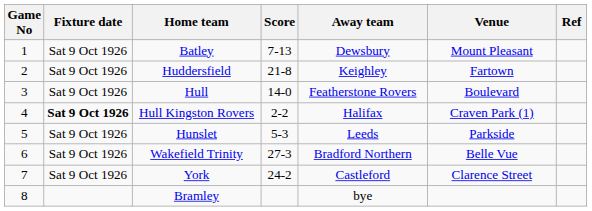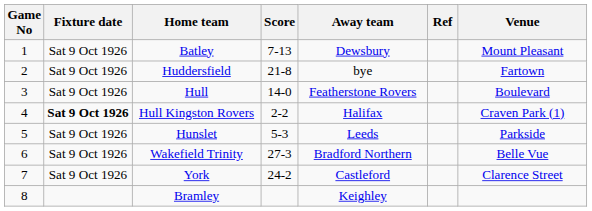columns swapped: (492, 22) <-> (572, 22)
(363, 71) Keighley -> (363, 71) bye
(363, 196) bye -> (363, 196) Keighley
